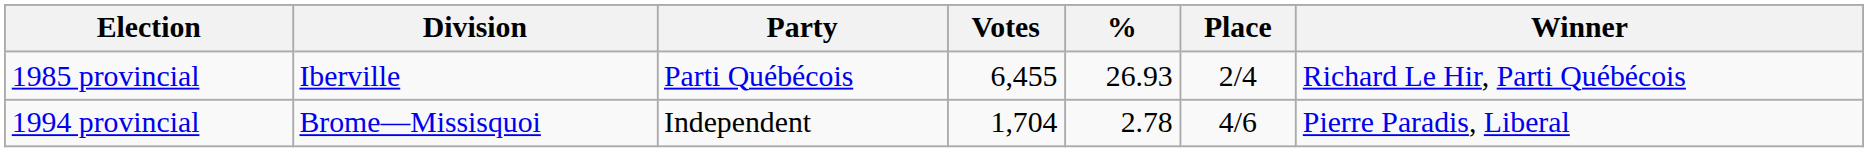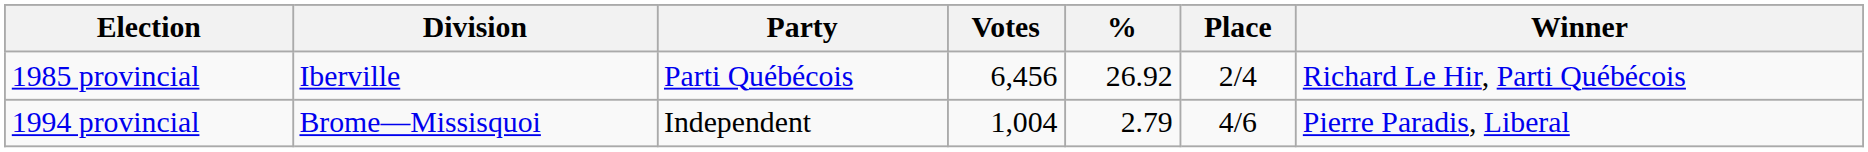(1024, 75) 6,455 -> (1024, 75) 6,456
(1139, 75) 26.93 -> (1139, 75) 26.92
(1024, 122) 1,704 -> (1024, 122) 1,004
(1147, 122) 2.78 -> (1147, 122) 2.79
